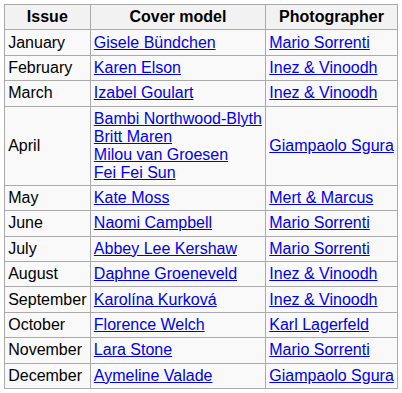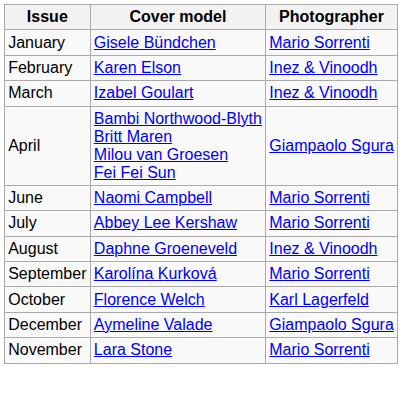- row: (23, 198)
(323, 299) Inez & Vinoodh -> (320, 274) Mario Sorrenti
rows swapped: (45, 350) <-> (45, 375)
